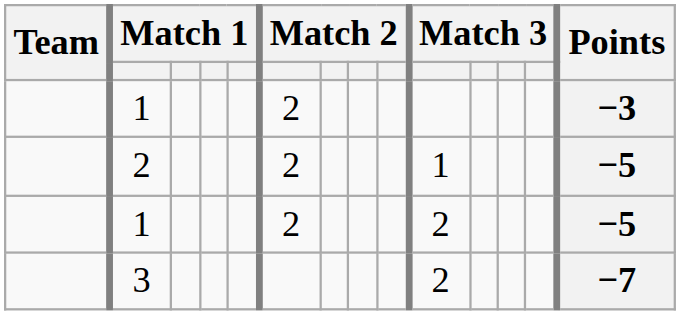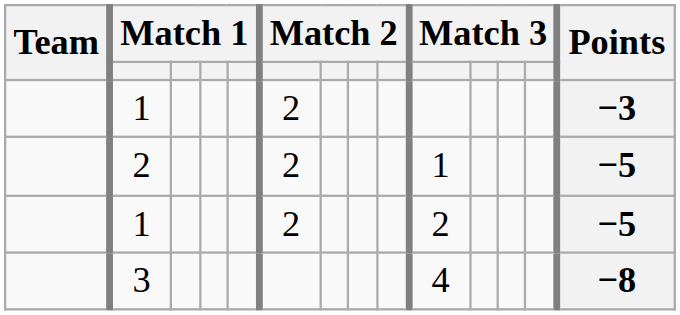(440, 280) 2 -> (440, 280) 4
(617, 280) −7 -> (617, 280) −8
